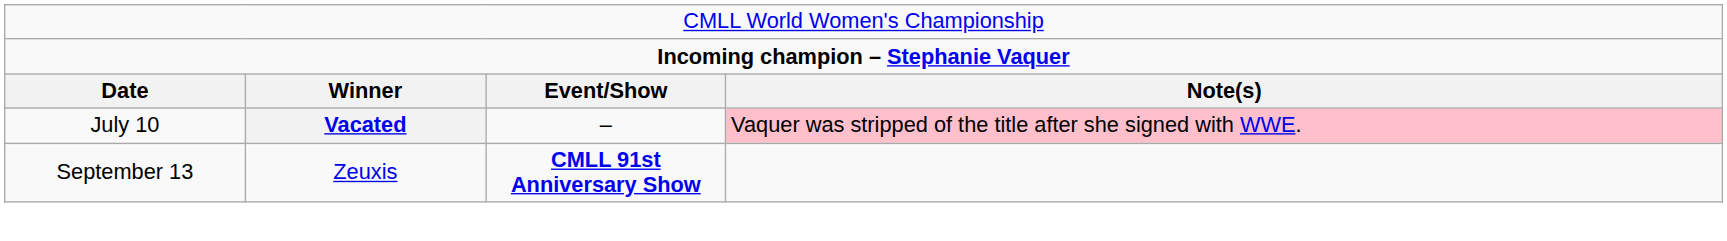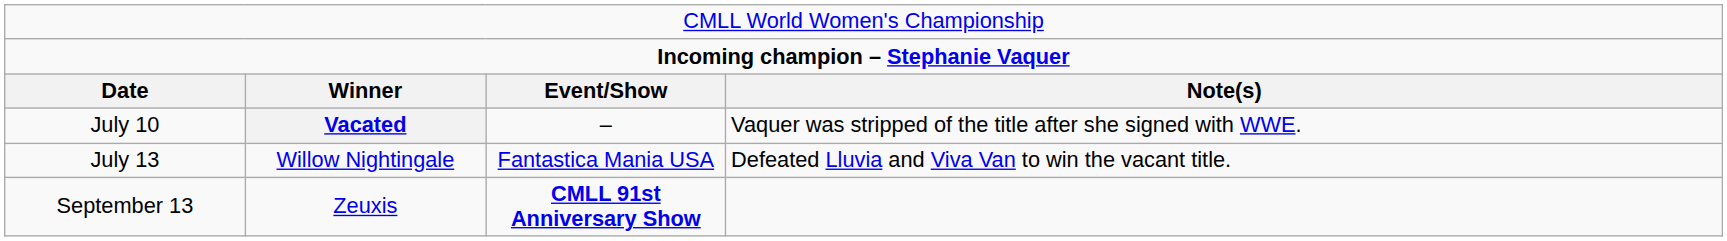(1016, 125) pink background -> (1016, 125) no background
+ row: (125, 159)
